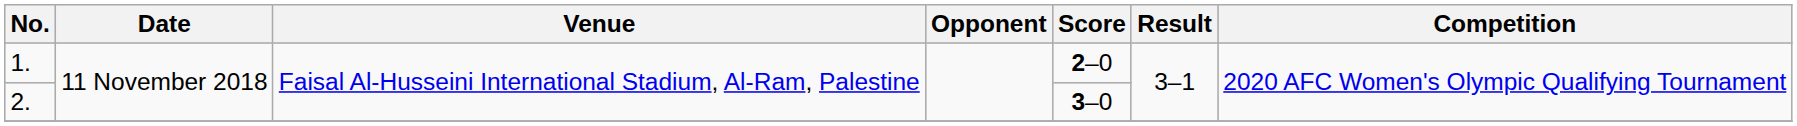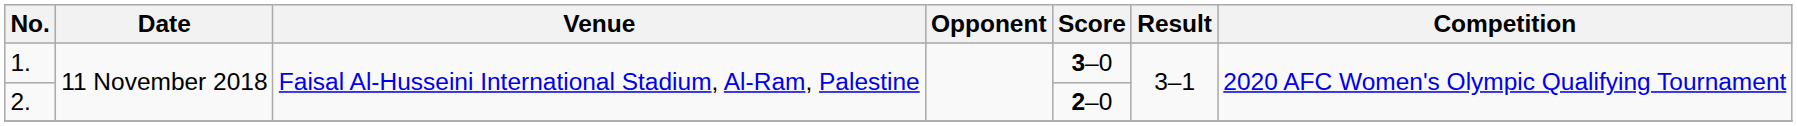(1092, 62) 2–0 -> (1092, 62) 3–0
(1092, 101) 3–0 -> (1092, 101) 2–0
